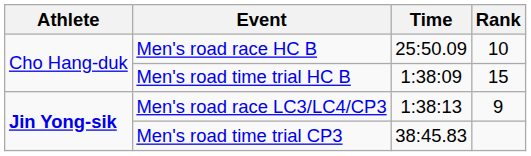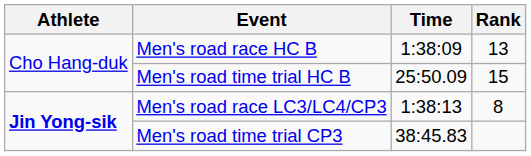(431, 49) 25:50.09 -> (431, 49) 1:38:09
(498, 49) 10 -> (498, 49) 13
(431, 78) 1:38:09 -> (431, 78) 25:50.09
(498, 107) 9 -> (498, 107) 8
